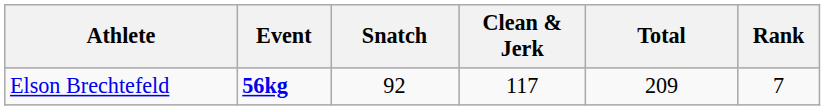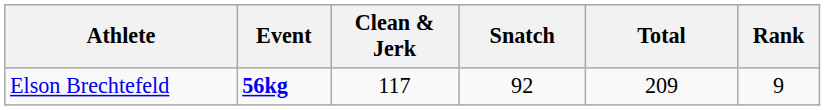columns swapped: (394, 36) <-> (522, 36)
(779, 85) 7 -> (779, 85) 9
